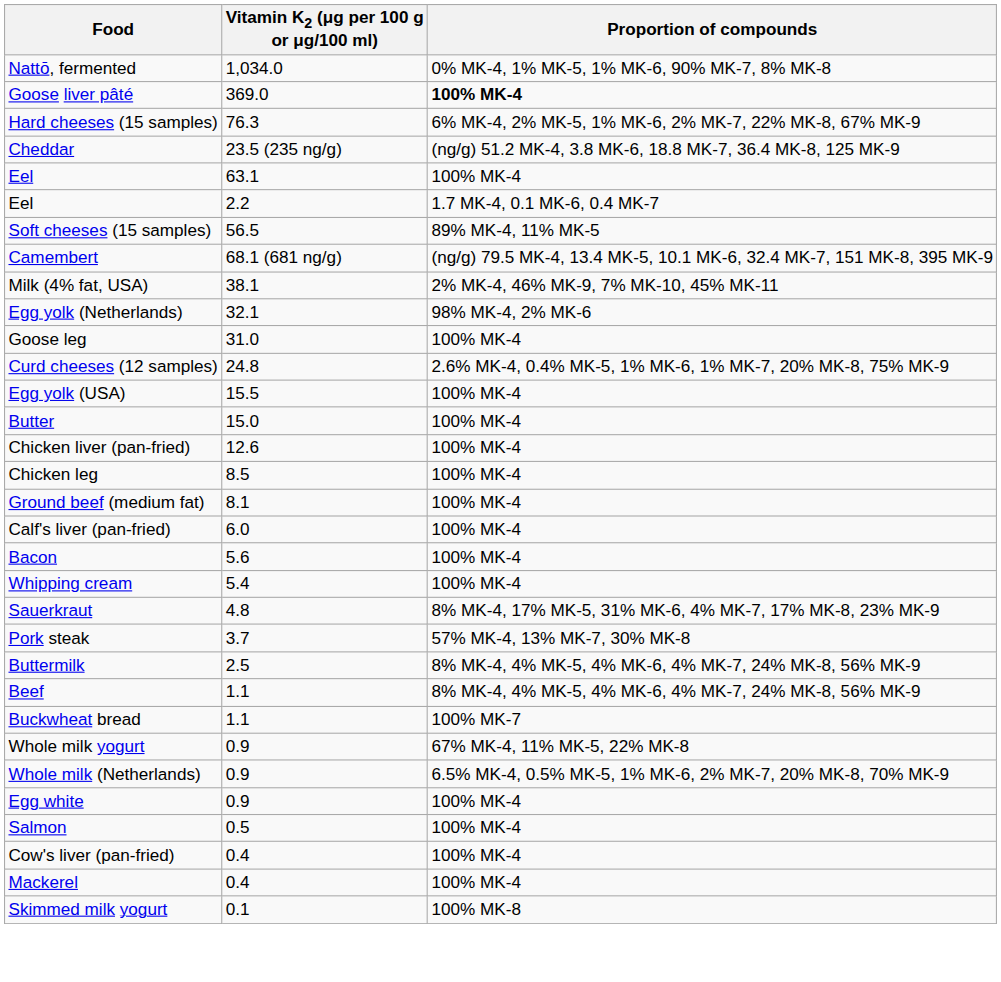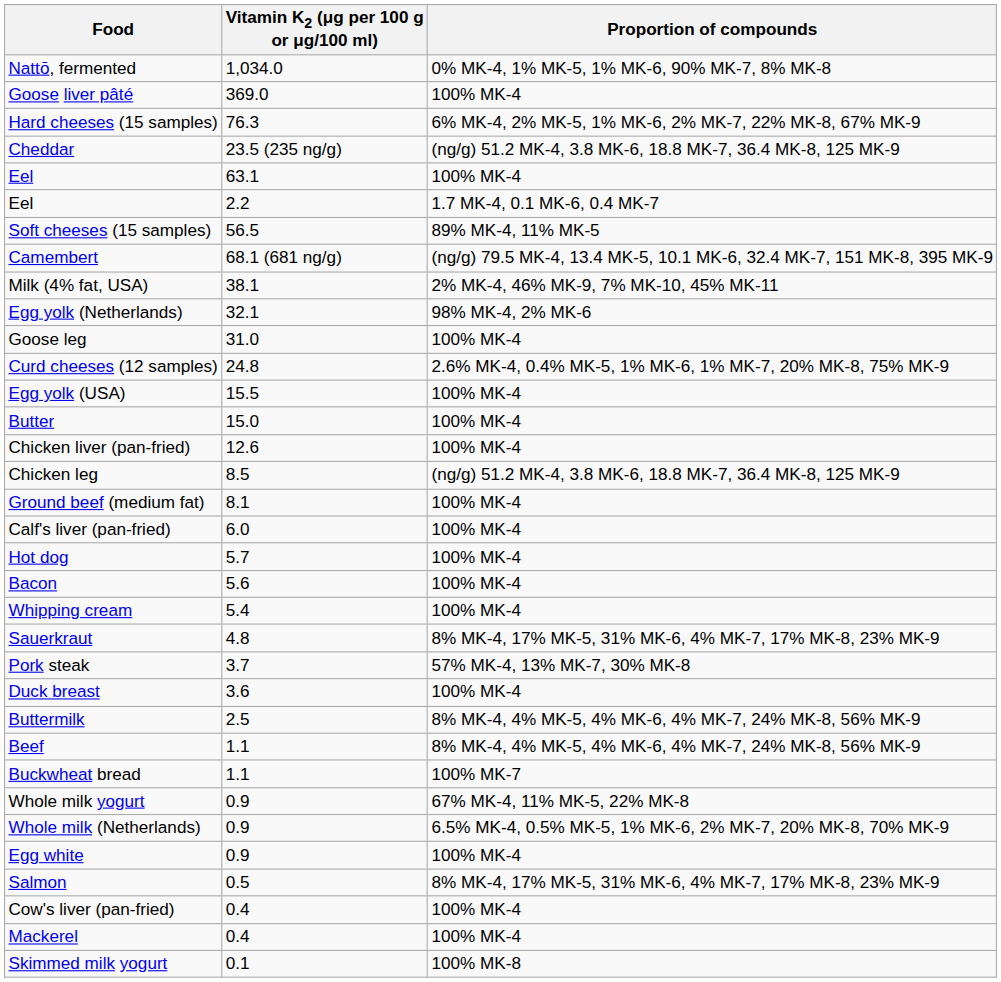(477, 95) bold -> (476, 95) normal
(476, 475) 100% MK-4 -> (666, 475) (ng/g) 51.2 MK-4, 3.8 MK-6, 18.8 MK-7, 36.4 MK-8, 125 MK-9
+ row: (38, 556)
+ row: (54, 692)
(476, 828) 100% MK-4 -> (686, 882) 8% MK-4, 17% MK-5, 31% MK-6, 4% MK-7, 17% MK-8, 23% MK-9
